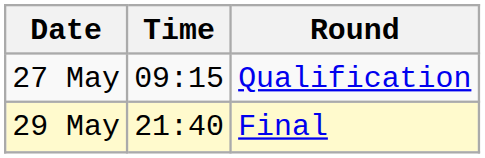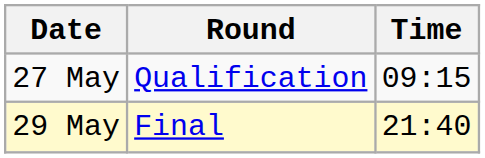columns swapped: (179, 30) <-> (355, 30)
